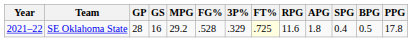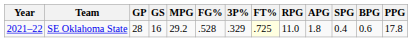(290, 28) 11.6 -> (290, 28) 11.0
(365, 28) 0.5 -> (365, 28) 0.6
